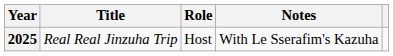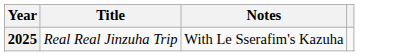- column: (198, 16)
